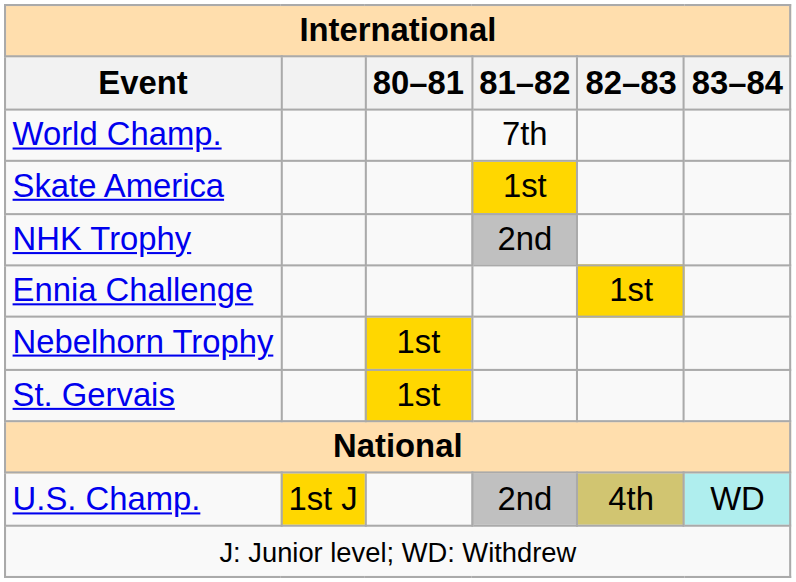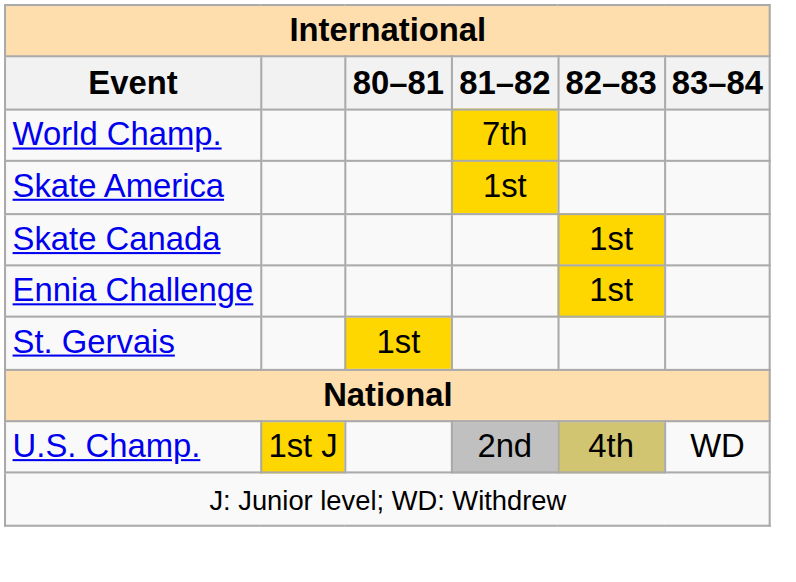(525, 134) no background -> (505, 134) gold background
+ row: (117, 238)
- row: (102, 238)
- row: (143, 342)
(737, 498) paleturquoise background -> (717, 446) no background
